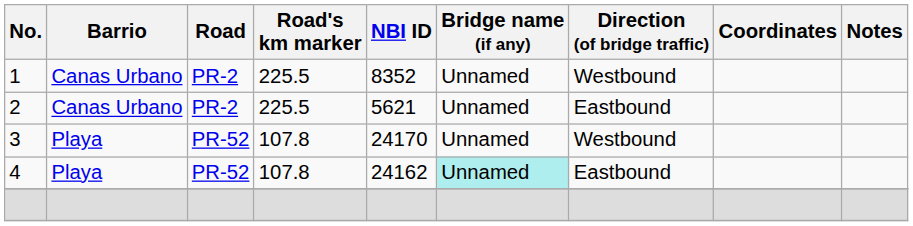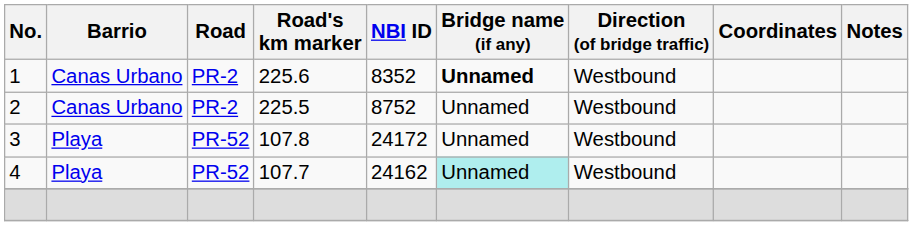(284, 75) 225.5 -> (284, 75) 225.6
(485, 75) normal -> (488, 75) bold
(394, 107) 5621 -> (394, 107) 8752
(622, 107) Eastbound -> (625, 107) Westbound
(399, 140) 24170 -> (399, 140) 24172
(284, 172) 107.8 -> (284, 172) 107.7
(622, 172) Eastbound -> (625, 172) Westbound
